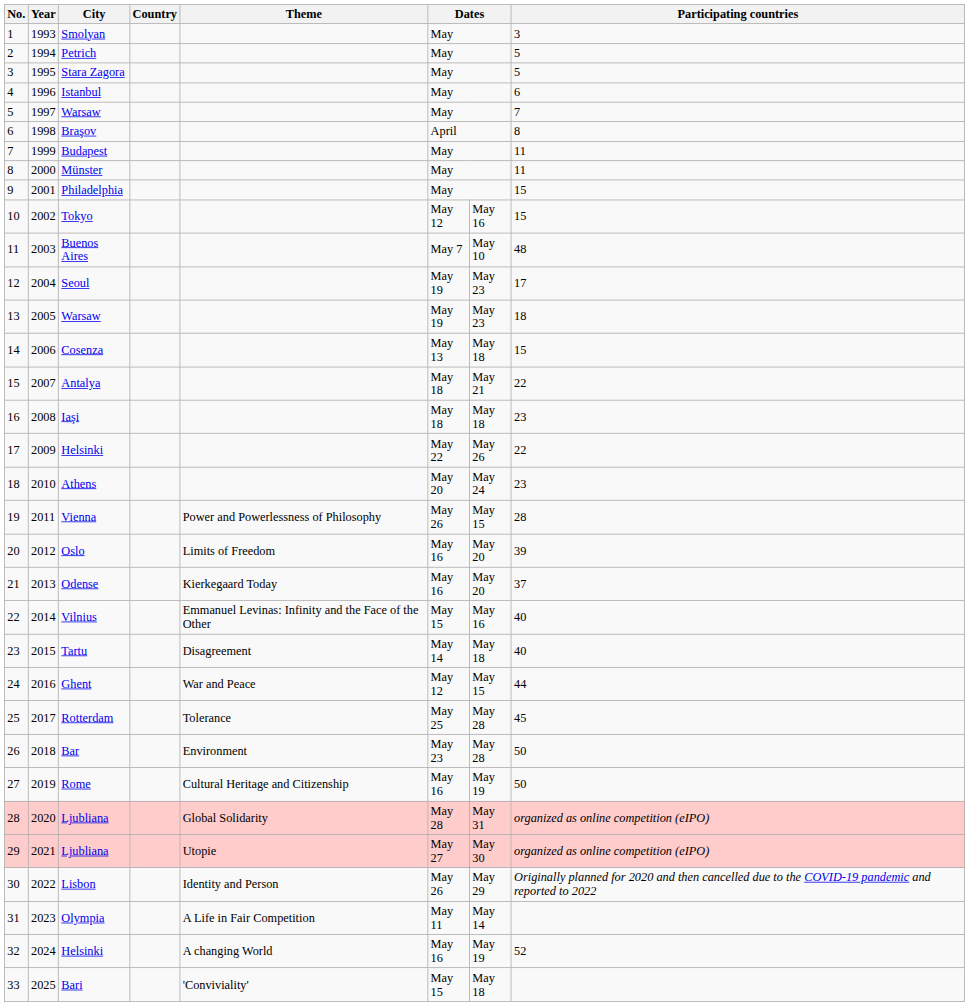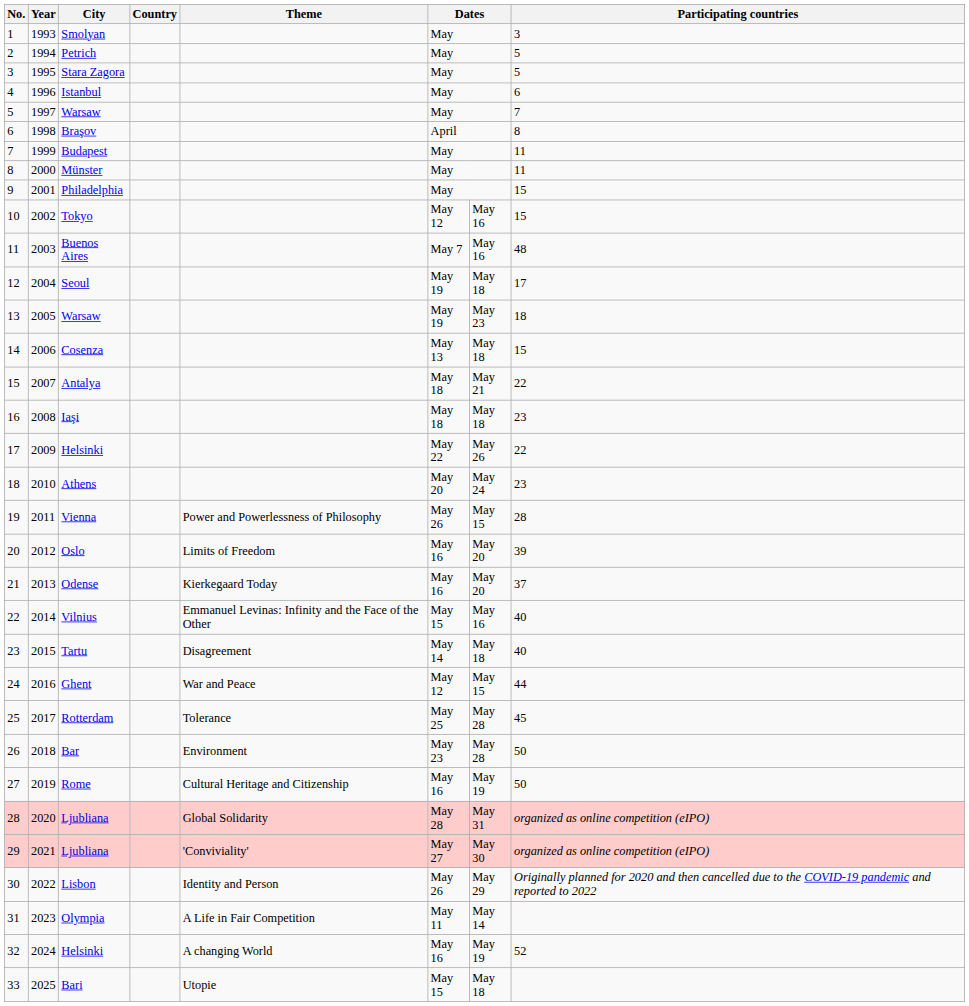(484, 249) May 10 -> (484, 249) May 16
(484, 283) May 23 -> (484, 283) May 18
(199, 851) Utopie -> (216, 851) 'Conviviality'
(216, 984) 'Conviviality' -> (199, 984) Utopie
